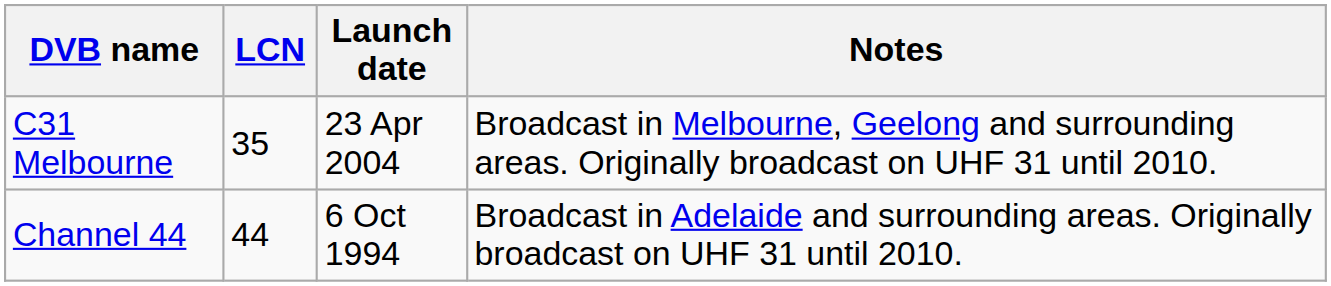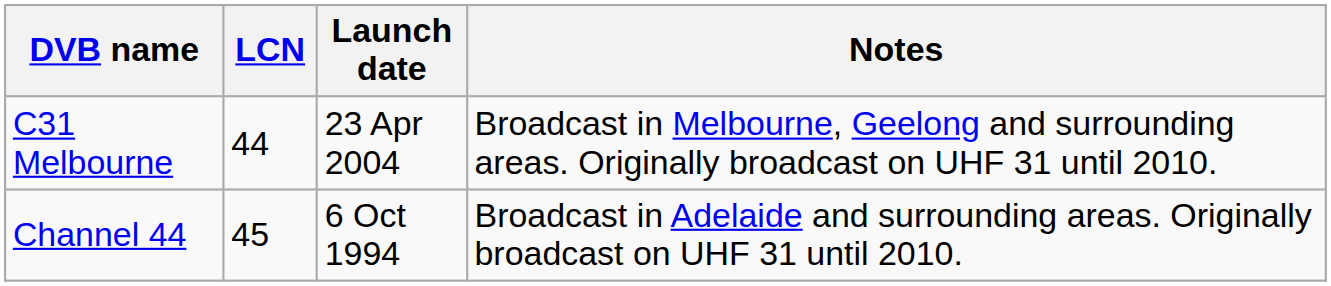(250, 142) 35 -> (250, 142) 44
(250, 234) 44 -> (250, 234) 45
